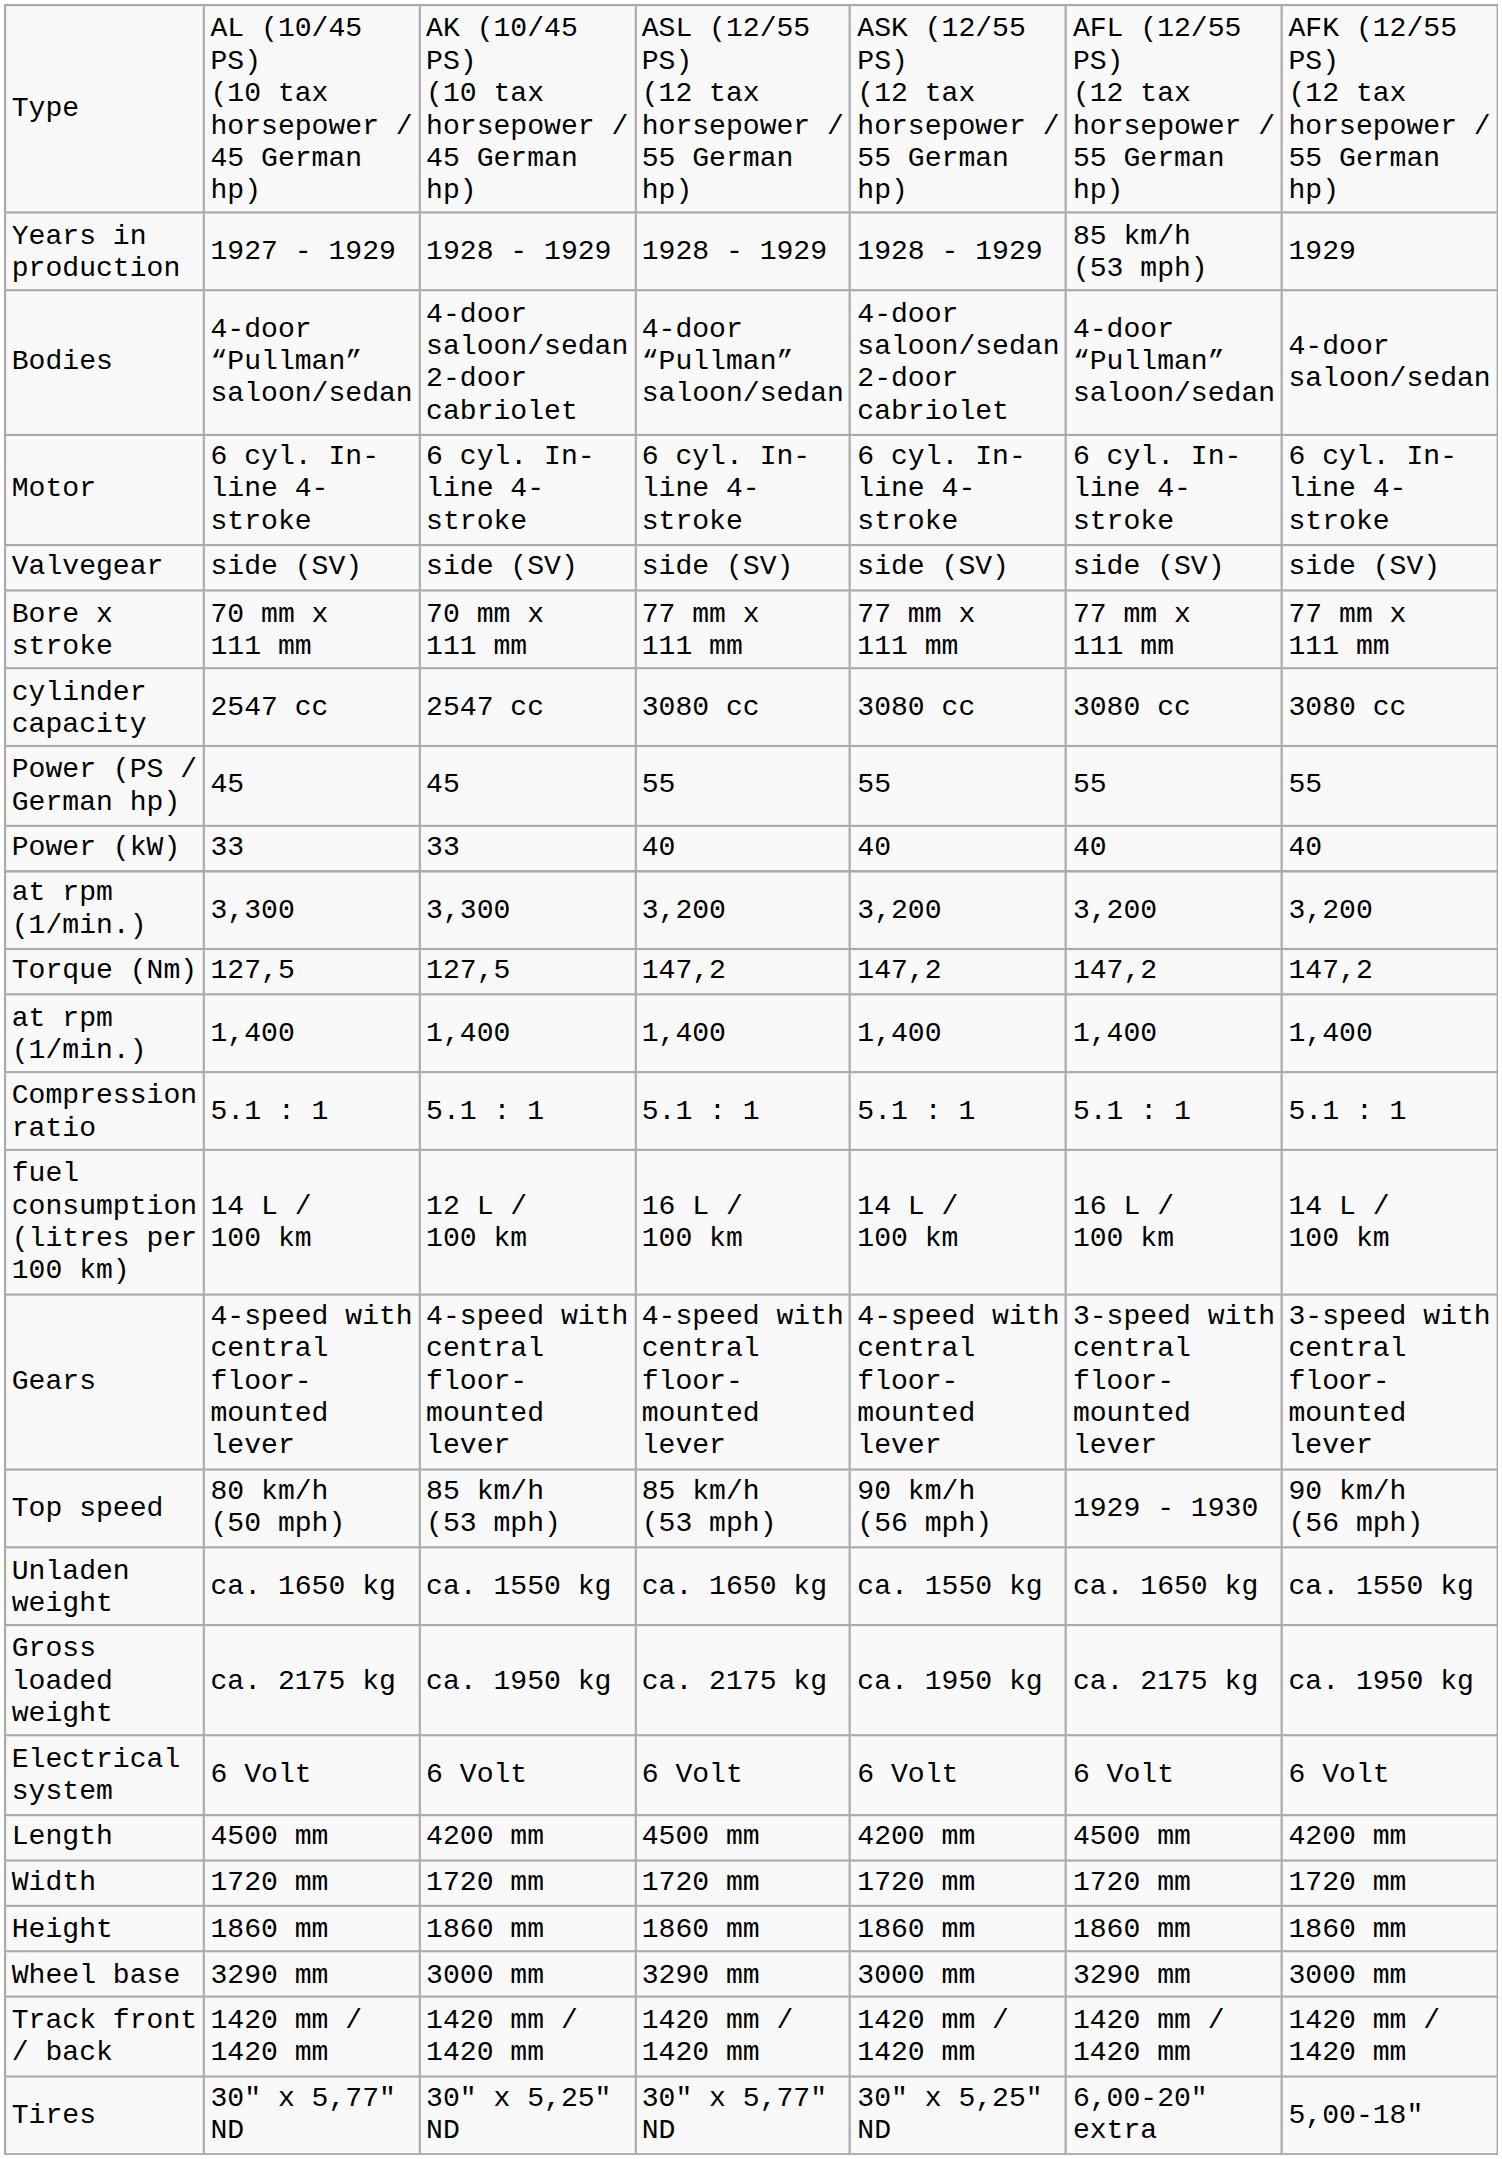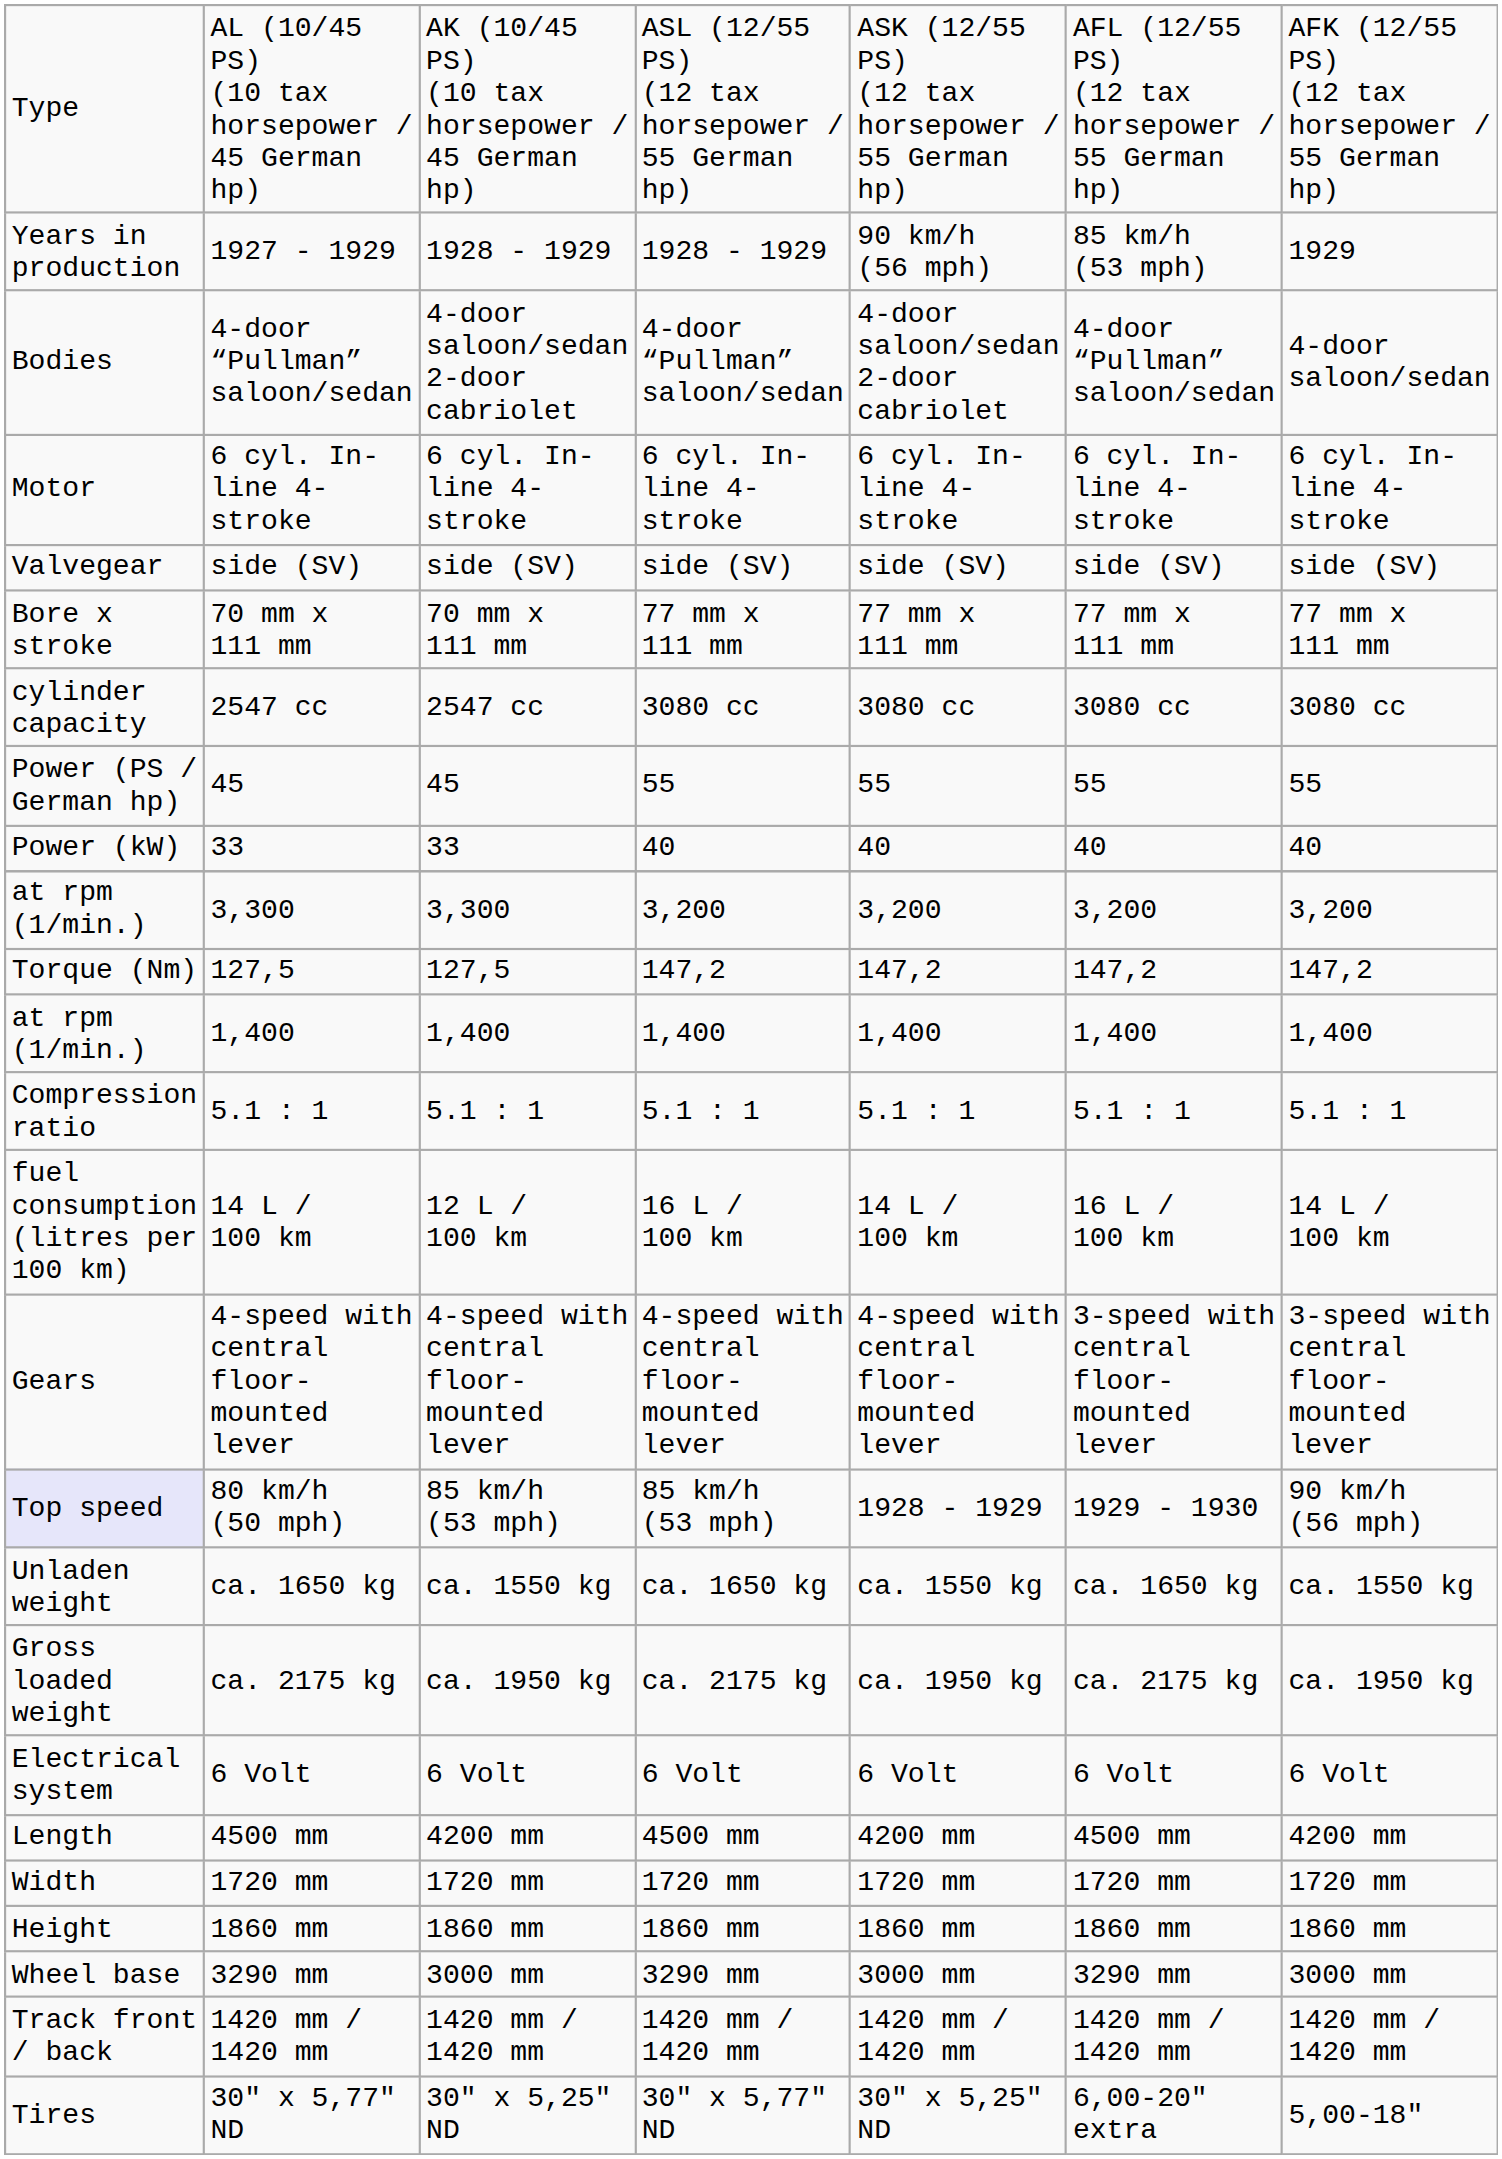(950, 252) 1928 - 1929 -> (925, 252) 90 km/h (56 mph)
(88, 1508) no background -> (88, 1508) lavender background
(925, 1508) 90 km/h (56 mph) -> (950, 1508) 1928 - 1929
